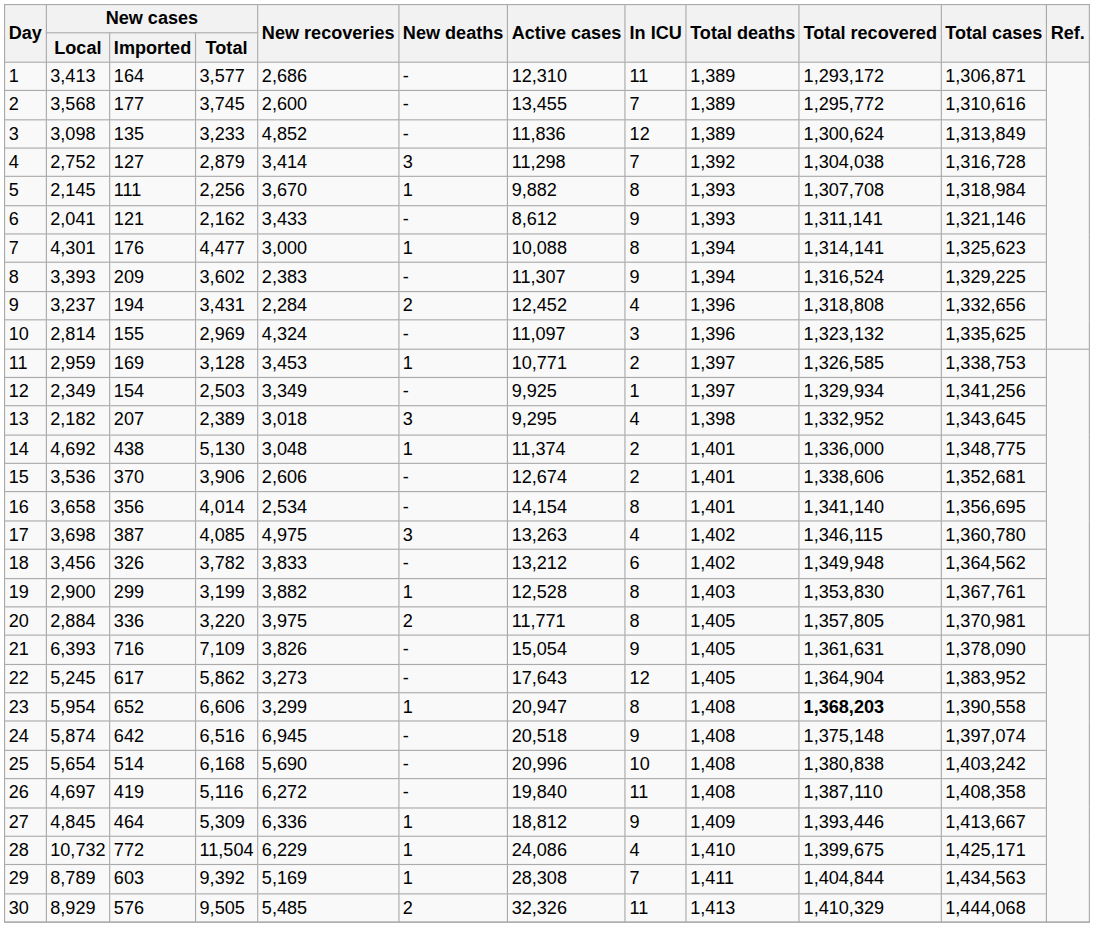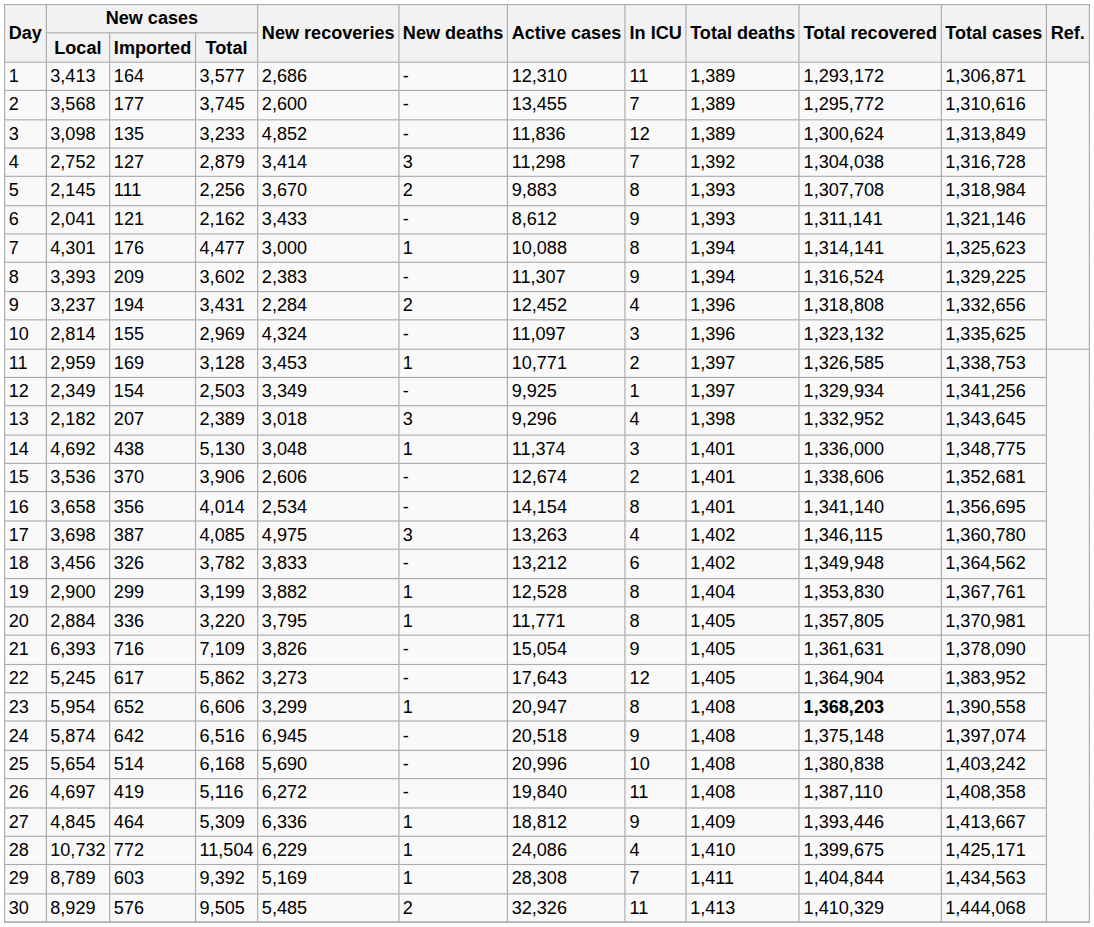(408, 190) 1 -> (408, 190) 2
(534, 190) 9,882 -> (534, 190) 9,883
(534, 420) 9,295 -> (534, 420) 9,296
(635, 448) 2 -> (635, 448) 3
(713, 592) 1,403 -> (713, 592) 1,404
(284, 620) 3,975 -> (284, 620) 3,795
(408, 620) 2 -> (408, 620) 1
